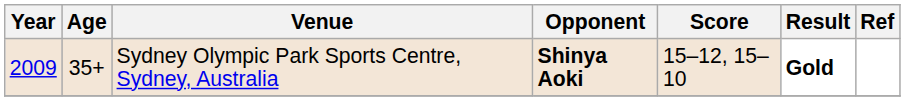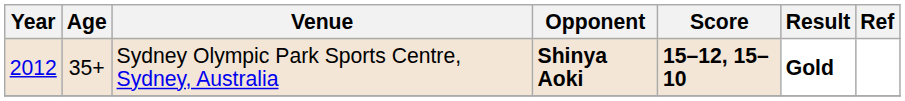(33, 67) 2009 -> (33, 67) 2012
(716, 67) normal -> (716, 67) bold
